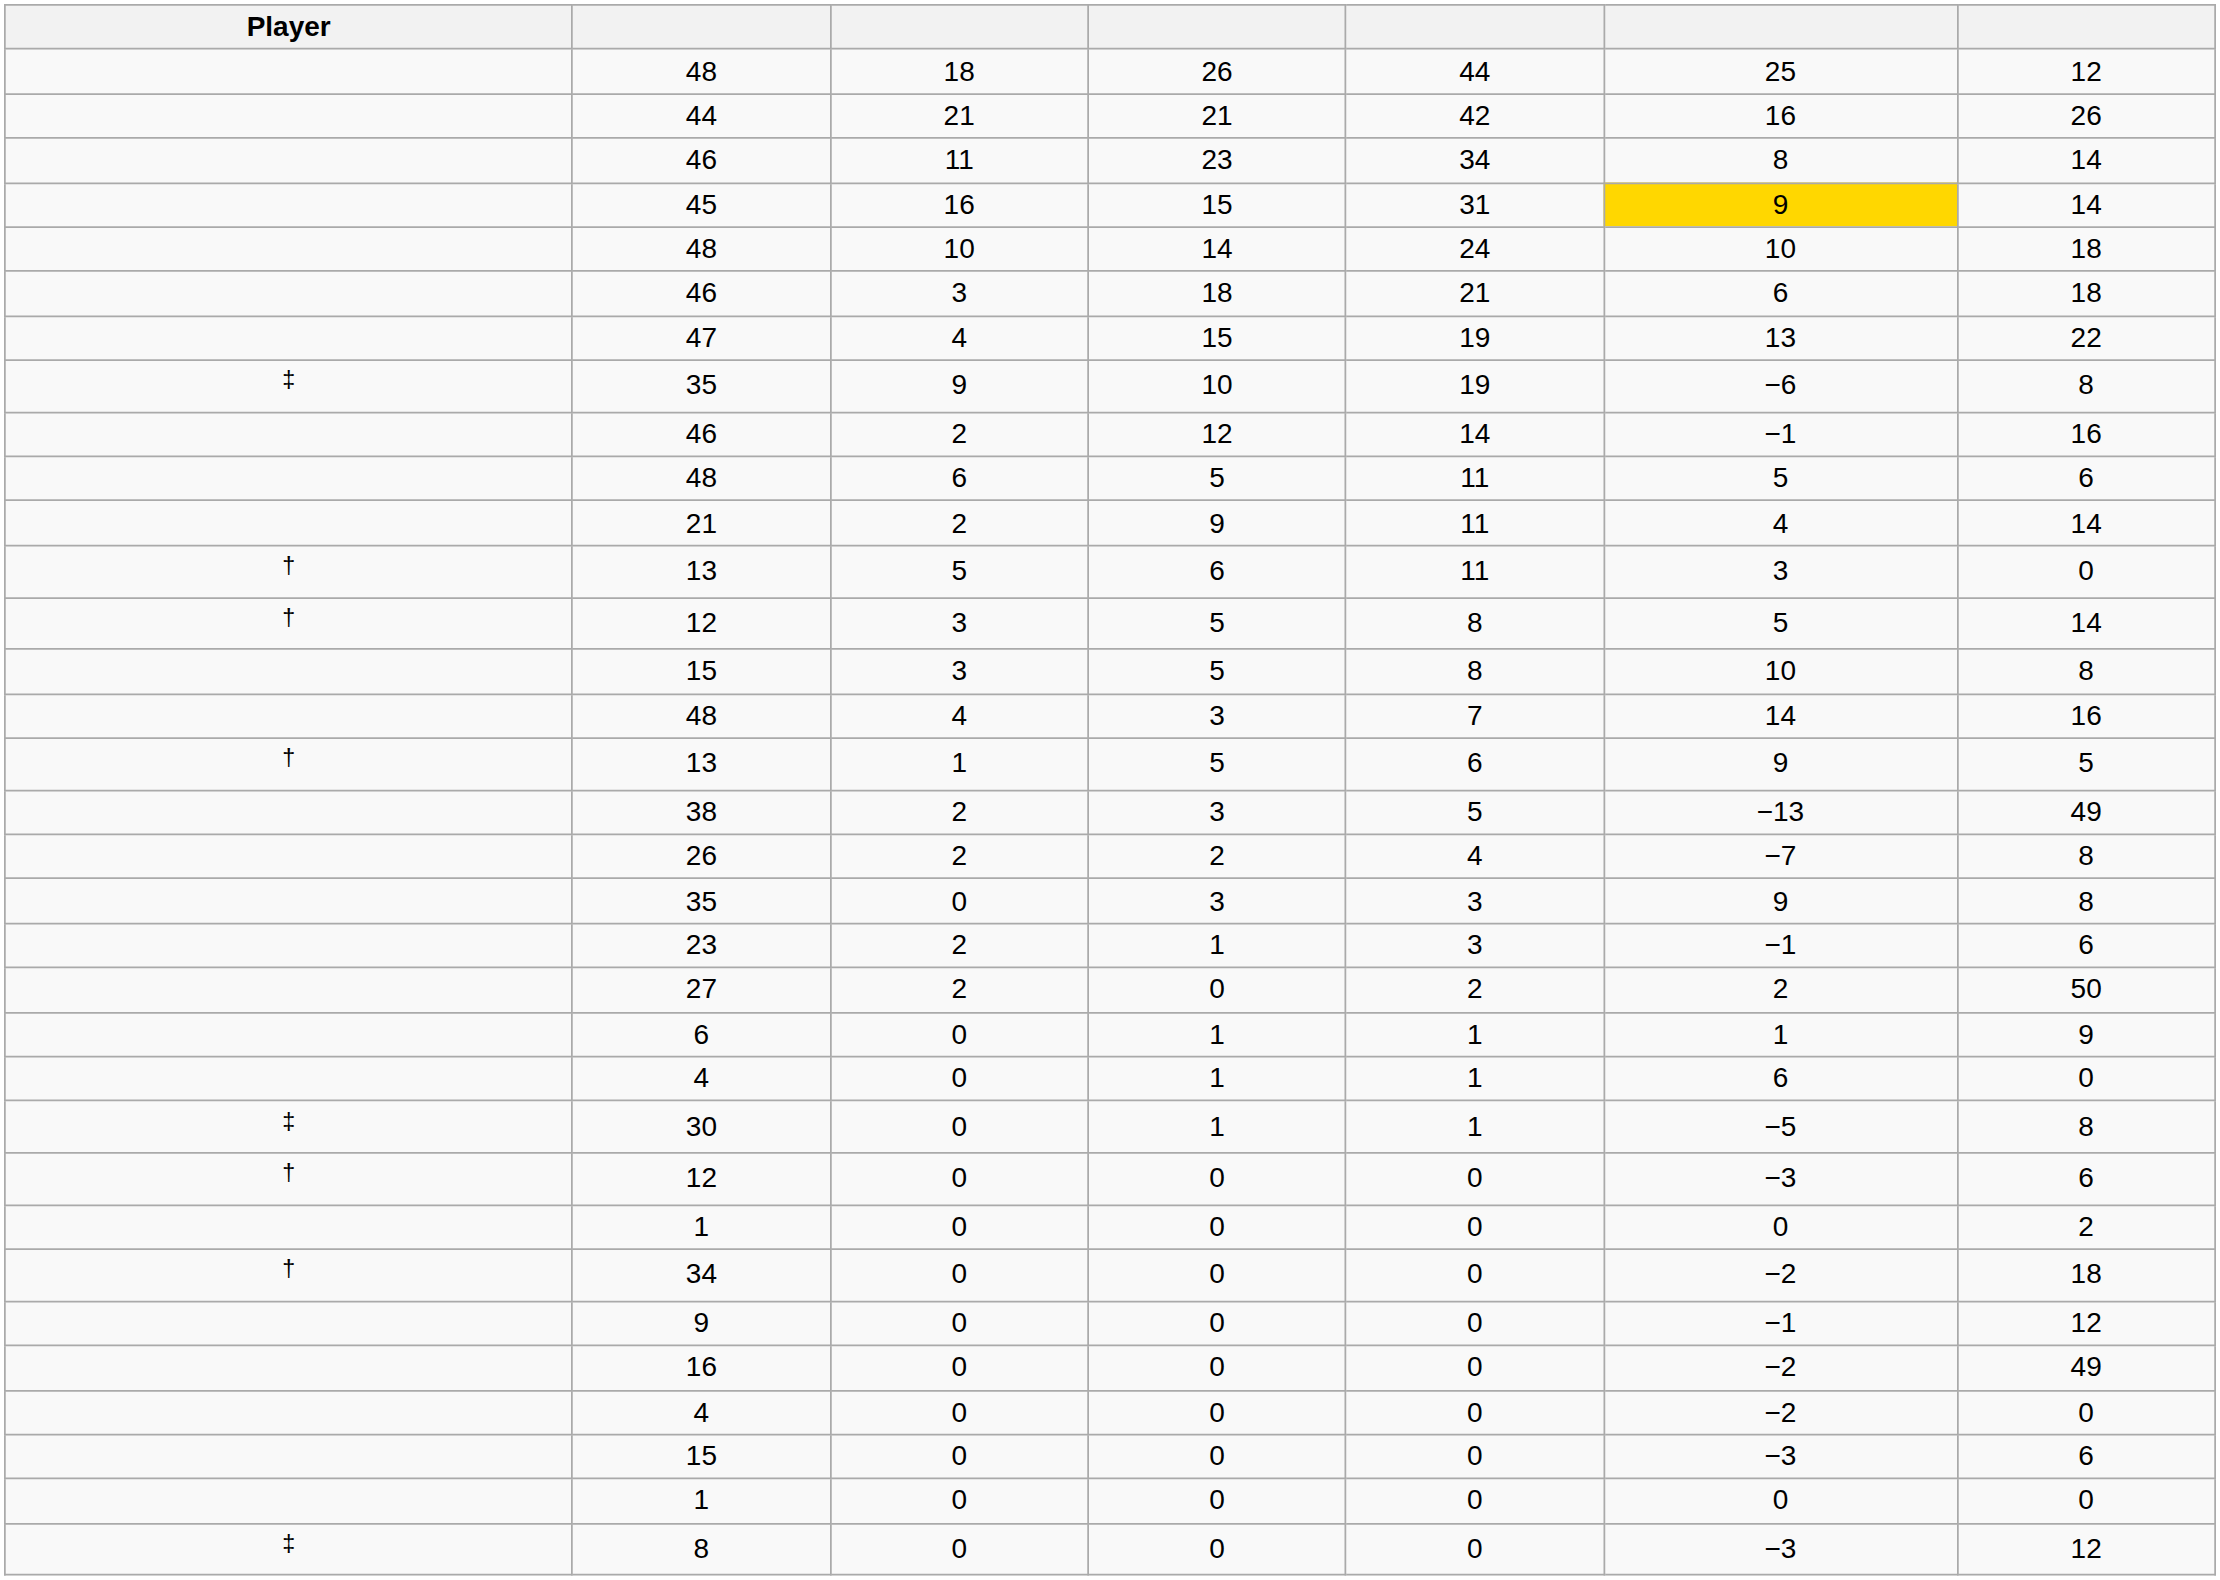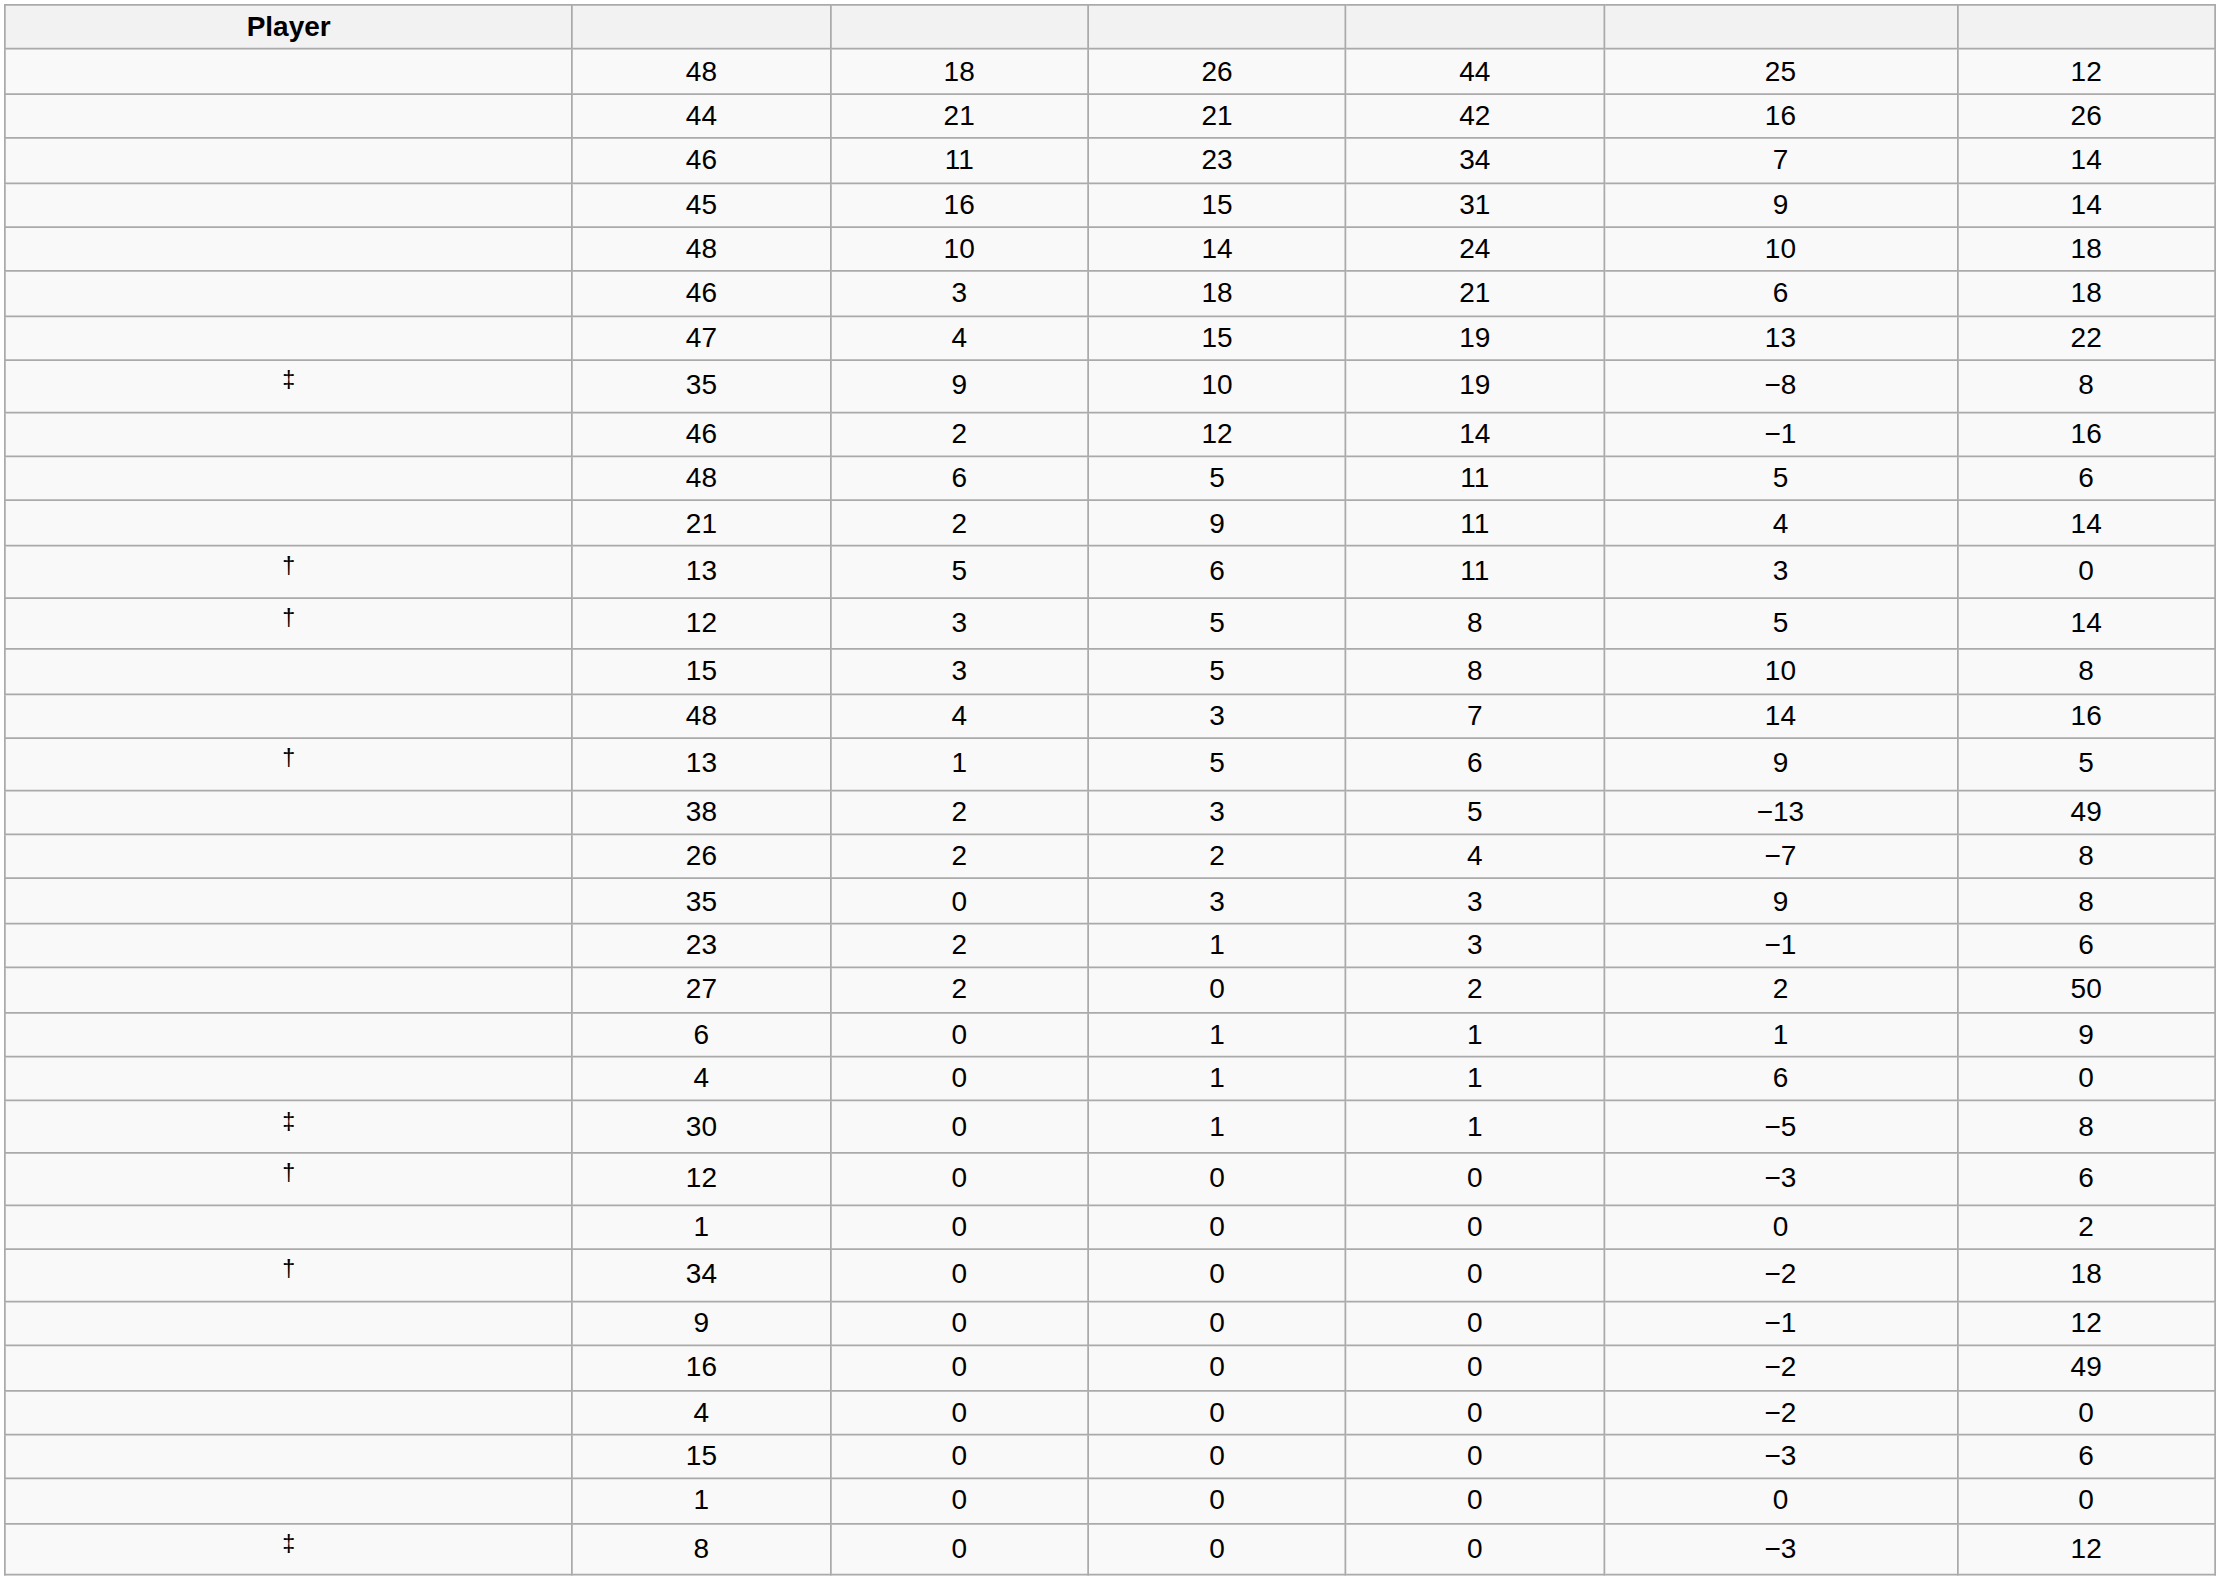(1780, 159) 8 -> (1780, 159) 7
(1780, 204) gold background -> (1780, 204) no background
(1780, 385) −6 -> (1780, 385) −8
